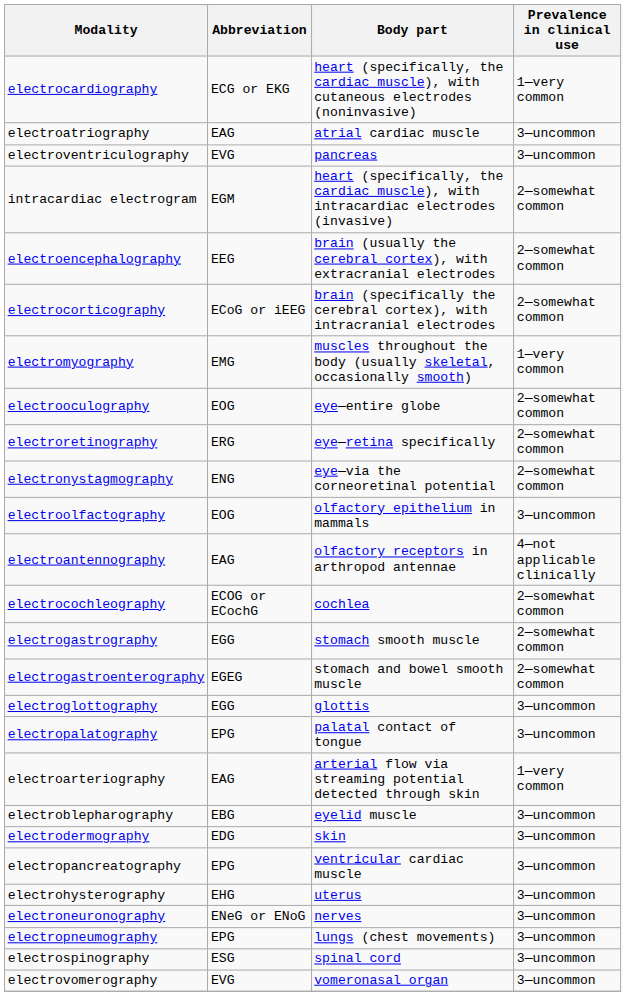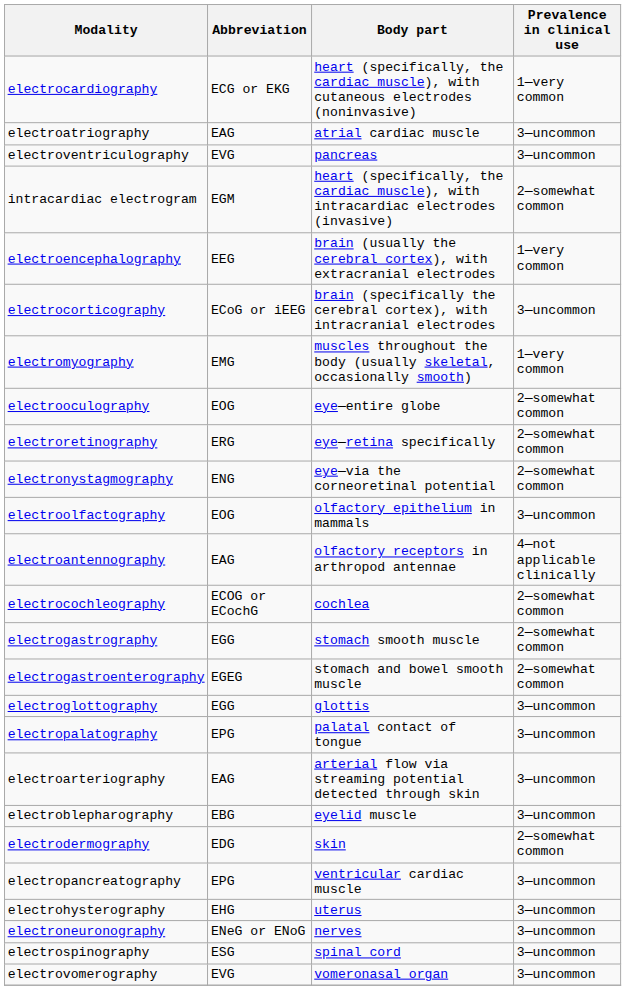(556, 259) 2—somewhat common -> (540, 259) 1—very common
(556, 310) 2—somewhat common -> (556, 310) 3—uncommon
(540, 779) 1—very common -> (556, 779) 3—uncommon
(556, 837) 3—uncommon -> (556, 845) 2—somewhat common
- row: (82, 938)
